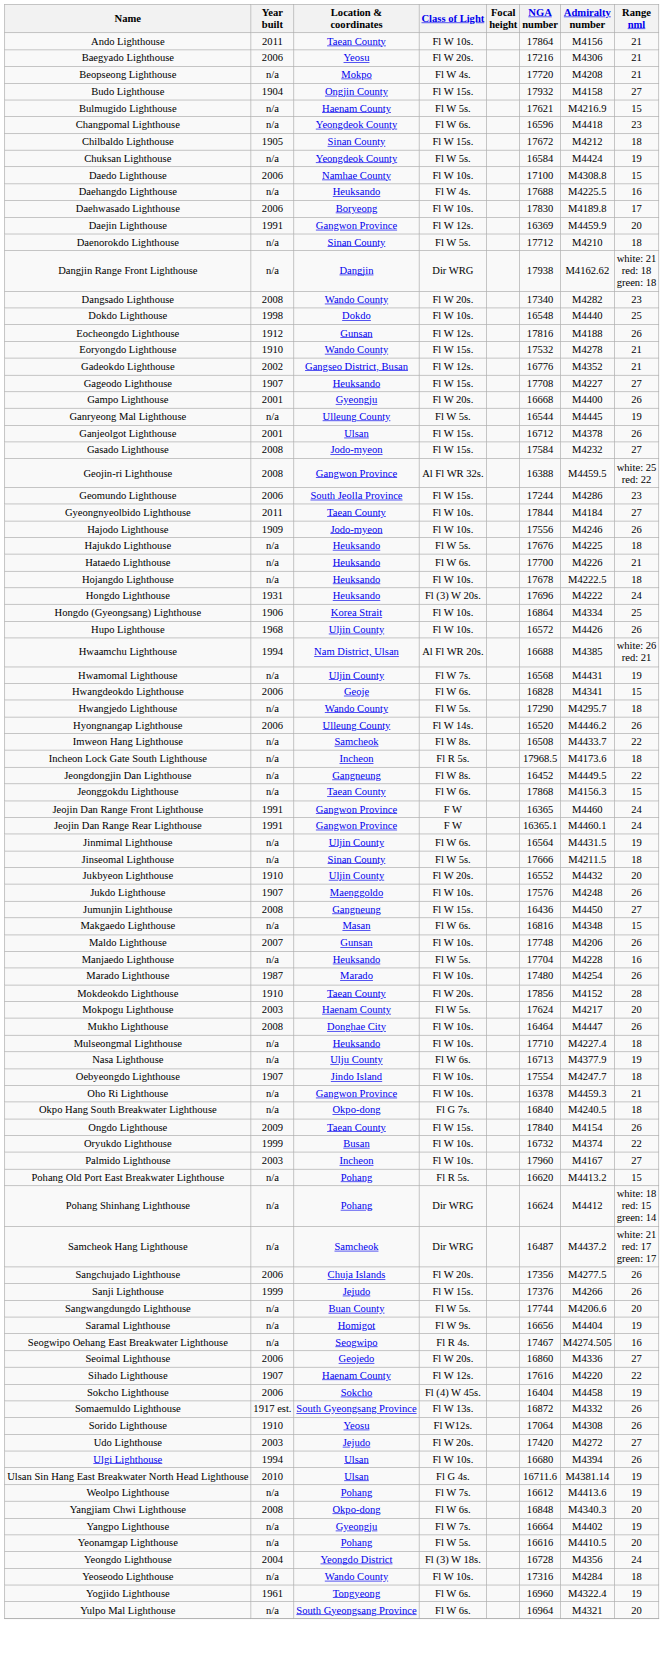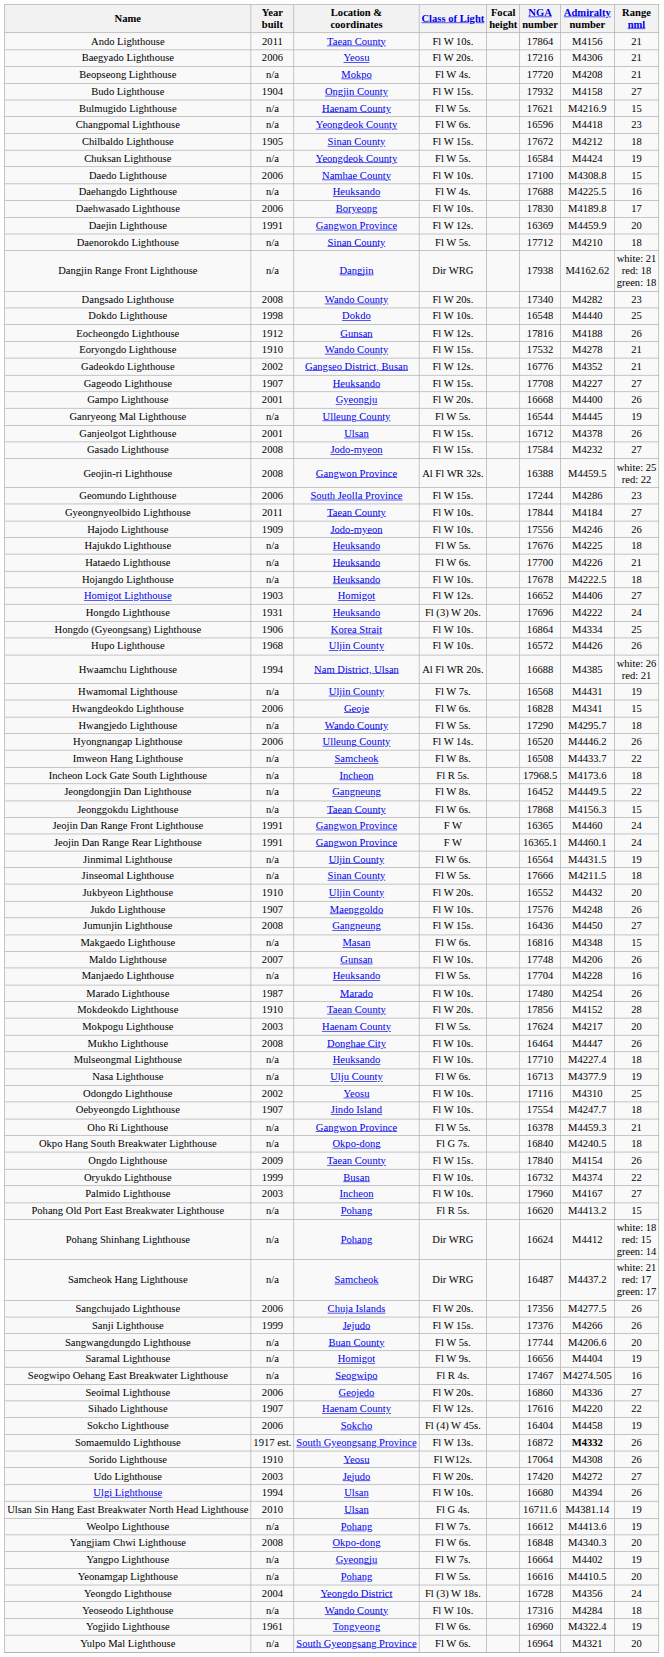+ row: (128, 596)
+ row: (128, 1093)
(453, 1093) Fl W 10s. -> (453, 1127) Fl W 5s.
(587, 1409) normal -> (587, 1442) bold
